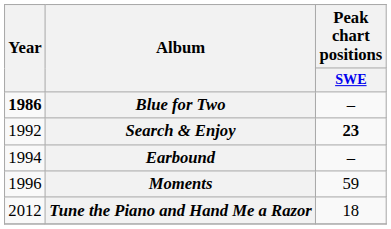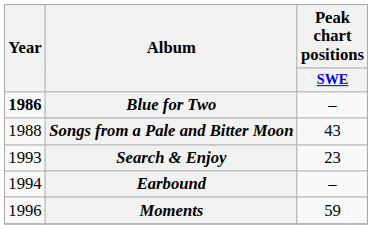+ row: (171, 131)
(25, 131) 1992 -> (25, 157) 1993
(351, 131) bold -> (333, 157) normal
- row: (181, 210)
